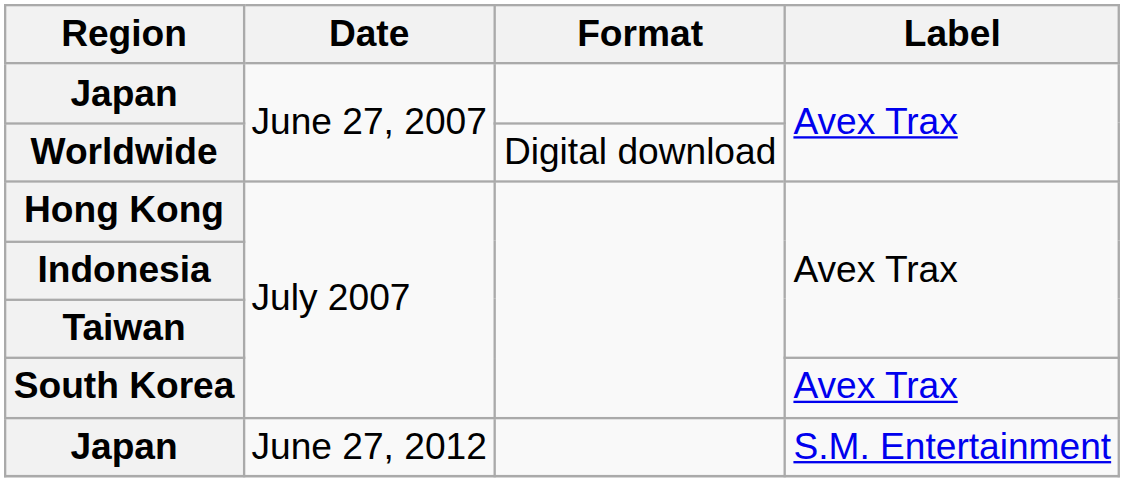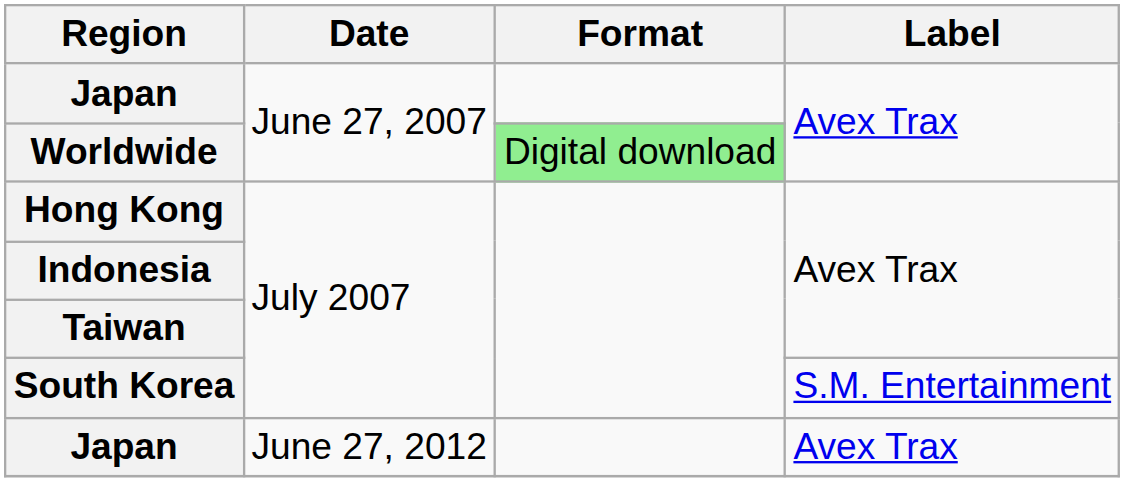(640, 151) no background -> (640, 151) lightgreen background
(876, 387) Avex Trax -> (952, 387) S.M. Entertainment
(952, 446) S.M. Entertainment -> (876, 446) Avex Trax
